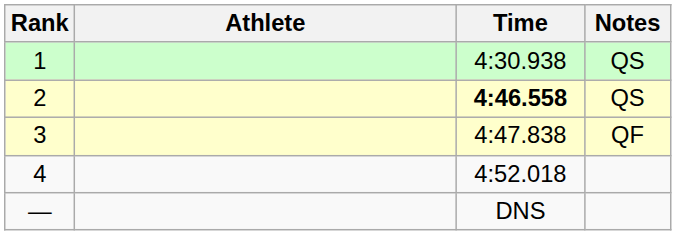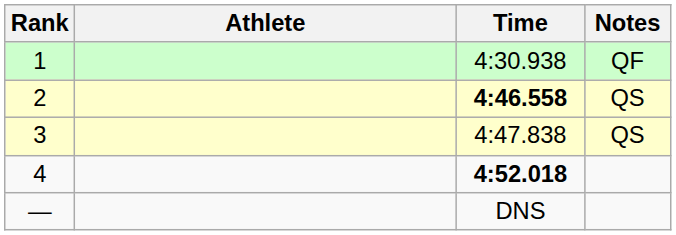(628, 60) QS -> (628, 60) QF
(628, 135) QF -> (628, 135) QS
(520, 173) normal -> (520, 173) bold
